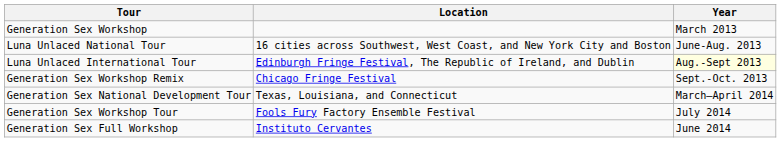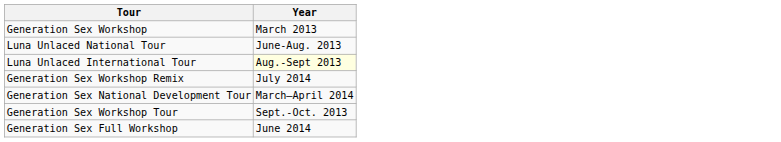- column: (463, 13)
(722, 79) Sept.-Oct. 2013 -> (283, 79) July 2014
(703, 112) July 2014 -> (302, 112) Sept.-Oct. 2013
